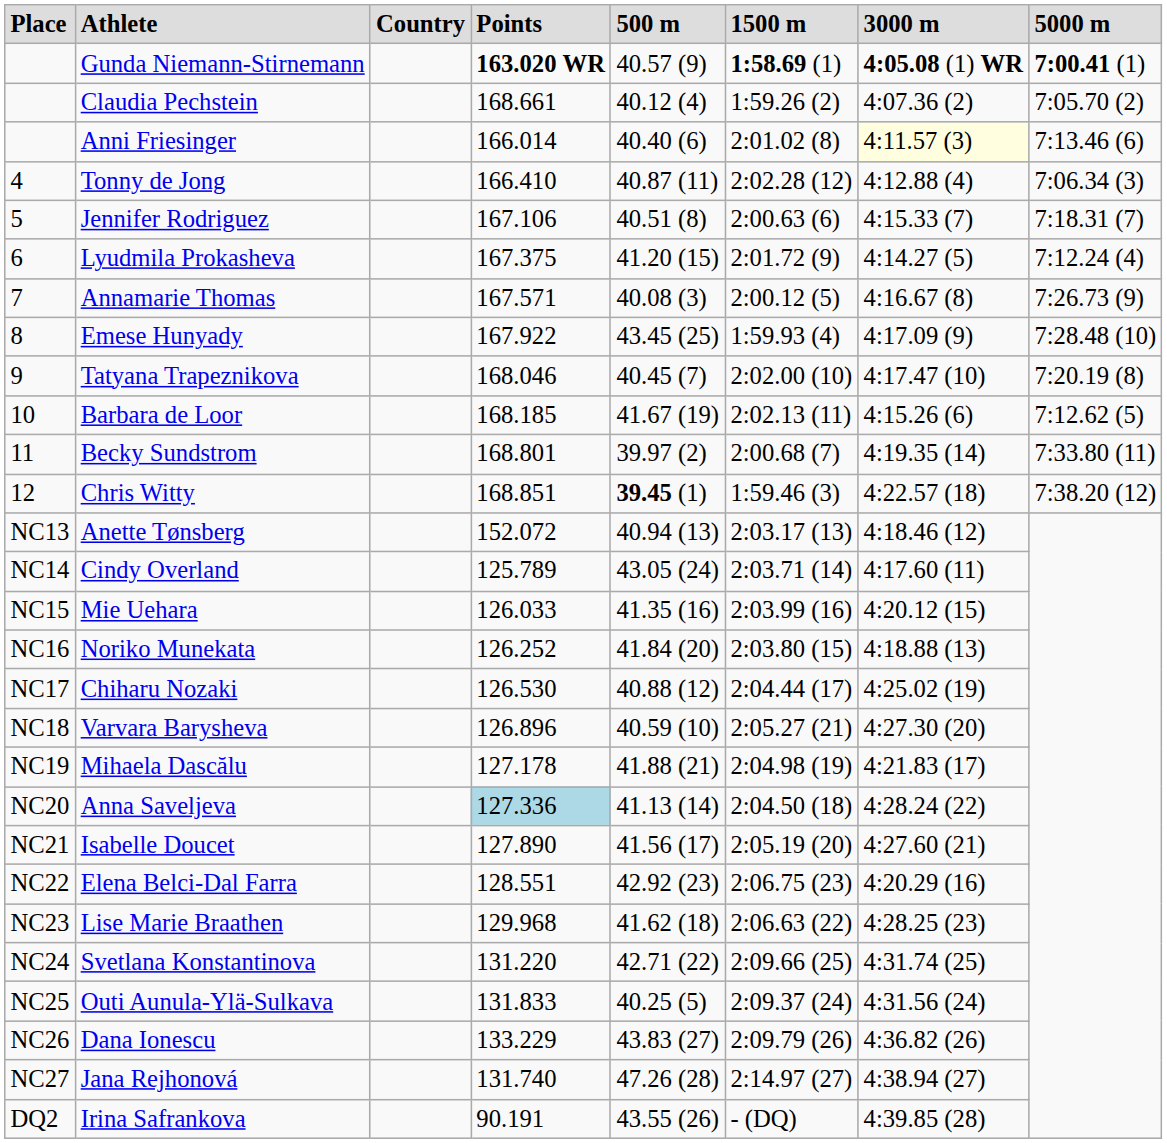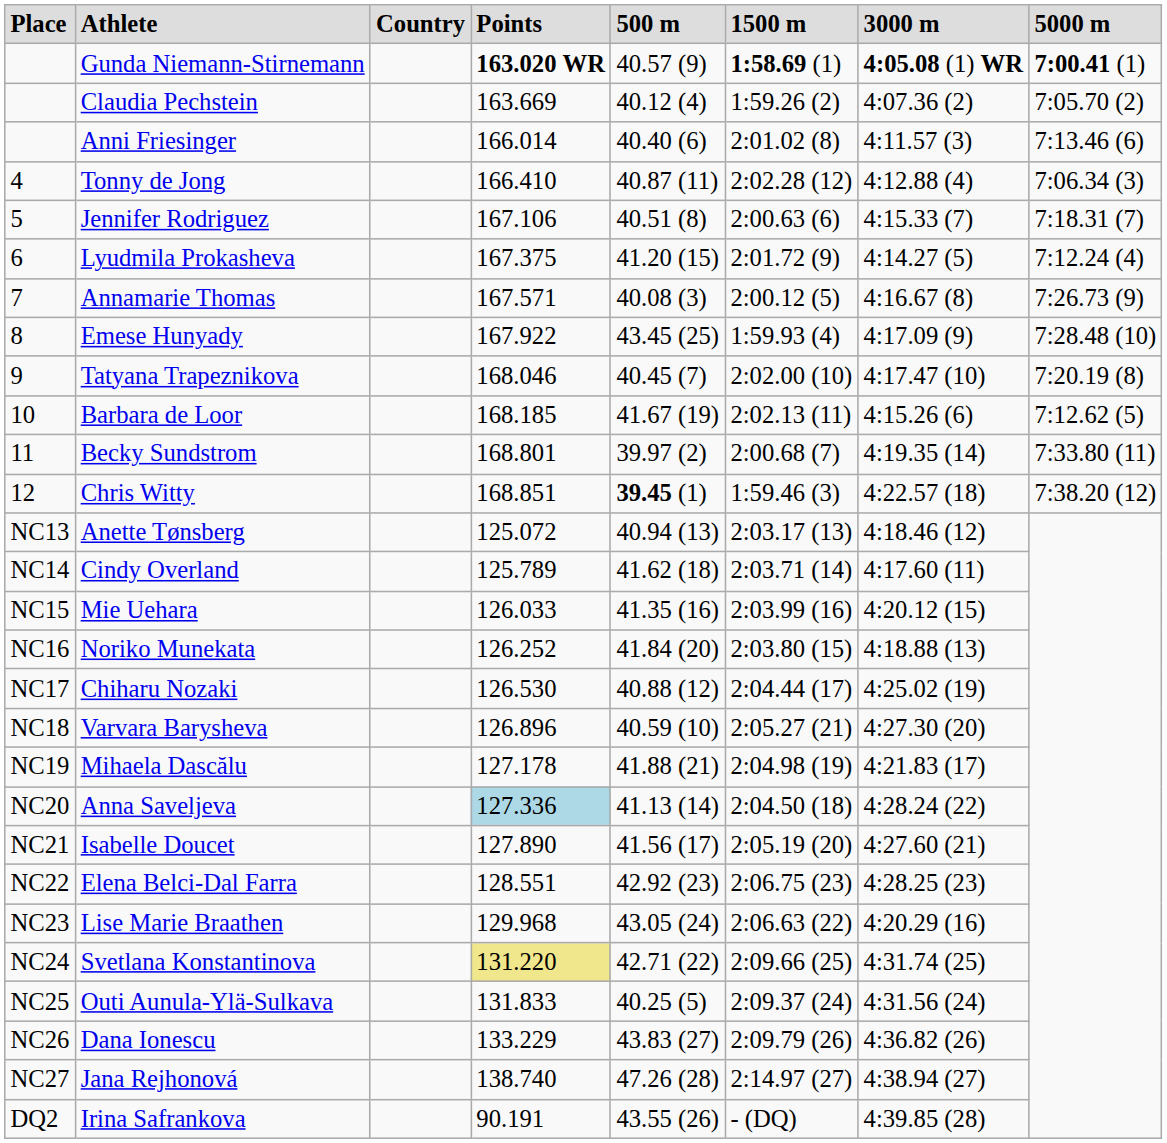(516, 102) 168.661 -> (516, 102) 163.669
(918, 141) lightyellow background -> (918, 141) no background
(516, 532) 152.072 -> (516, 532) 125.072
(668, 571) 43.05 (24) -> (668, 571) 41.62 (18)
(925, 883) 4:20.29 (16) -> (925, 883) 4:28.25 (23)
(668, 922) 41.62 (18) -> (668, 922) 43.05 (24)
(925, 922) 4:28.25 (23) -> (925, 922) 4:20.29 (16)
(516, 961) no background -> (516, 961) khaki background
(516, 1079) 131.740 -> (516, 1079) 138.740
